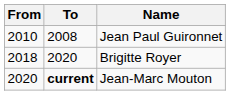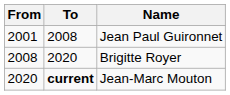(22, 36) 2010 -> (22, 36) 2001
(22, 57) 2018 -> (22, 57) 2008
